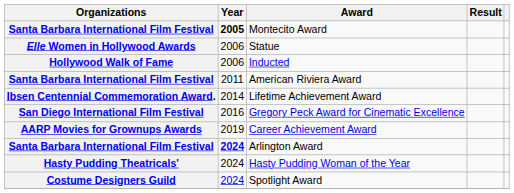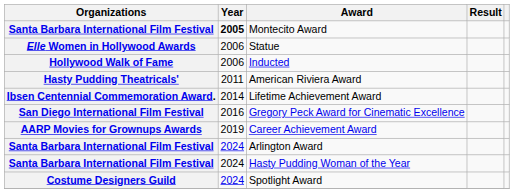(111, 79) Santa Barbara International Film Festival -> (111, 79) Hasty Pudding Theatricals'
(232, 146) bold -> (232, 146) normal
(111, 163) Hasty Pudding Theatricals' -> (111, 163) Santa Barbara International Film Festival
